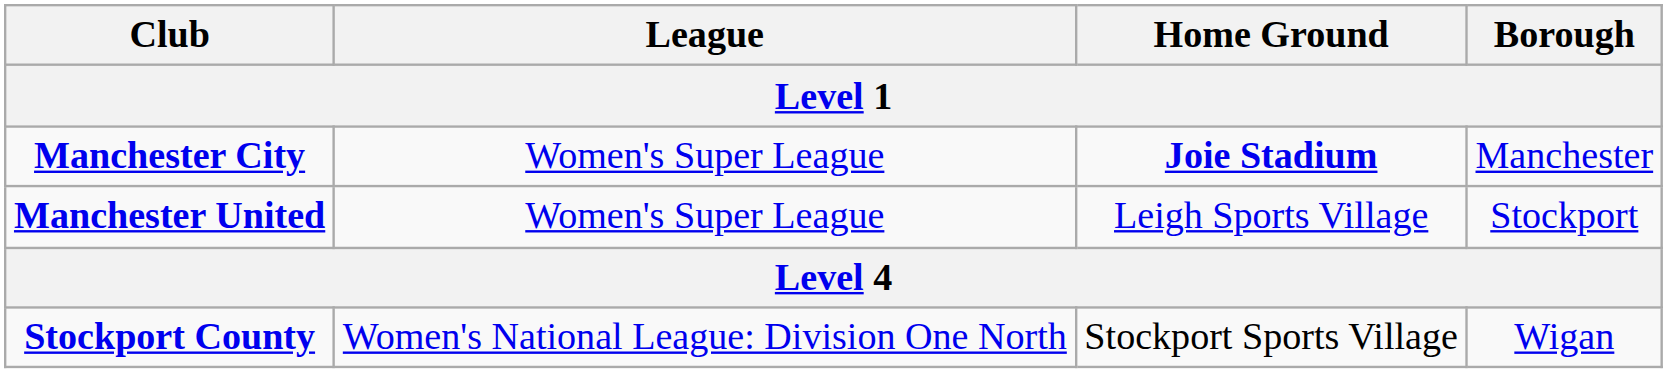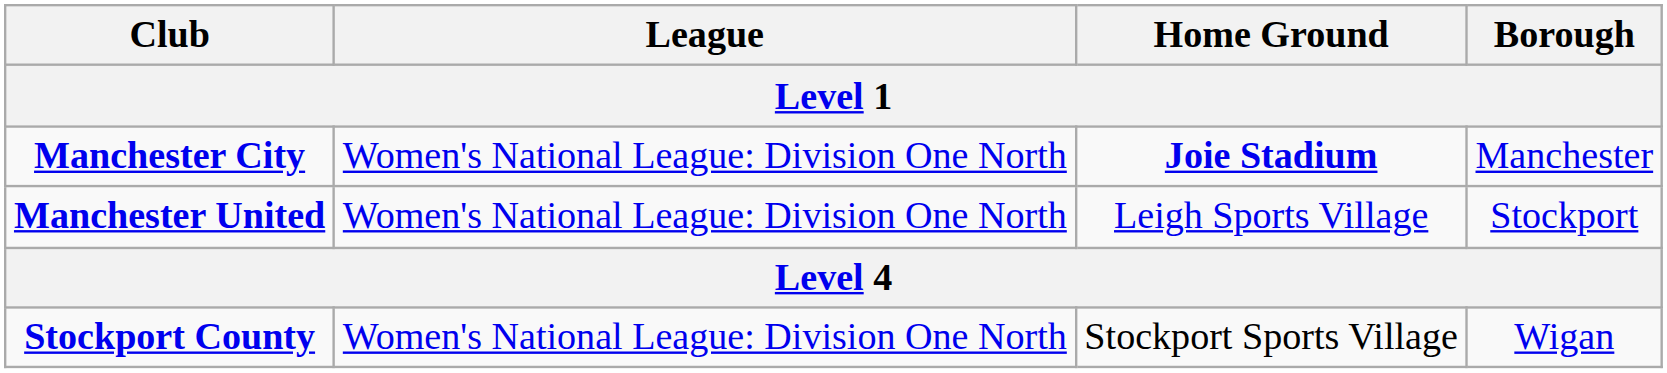(705, 155) Women's Super League -> (705, 155) Women's National League: Division One North
(705, 215) Women's Super League -> (705, 215) Women's National League: Division One North
